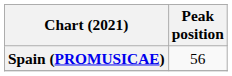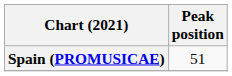(198, 58) 56 -> (198, 58) 51
